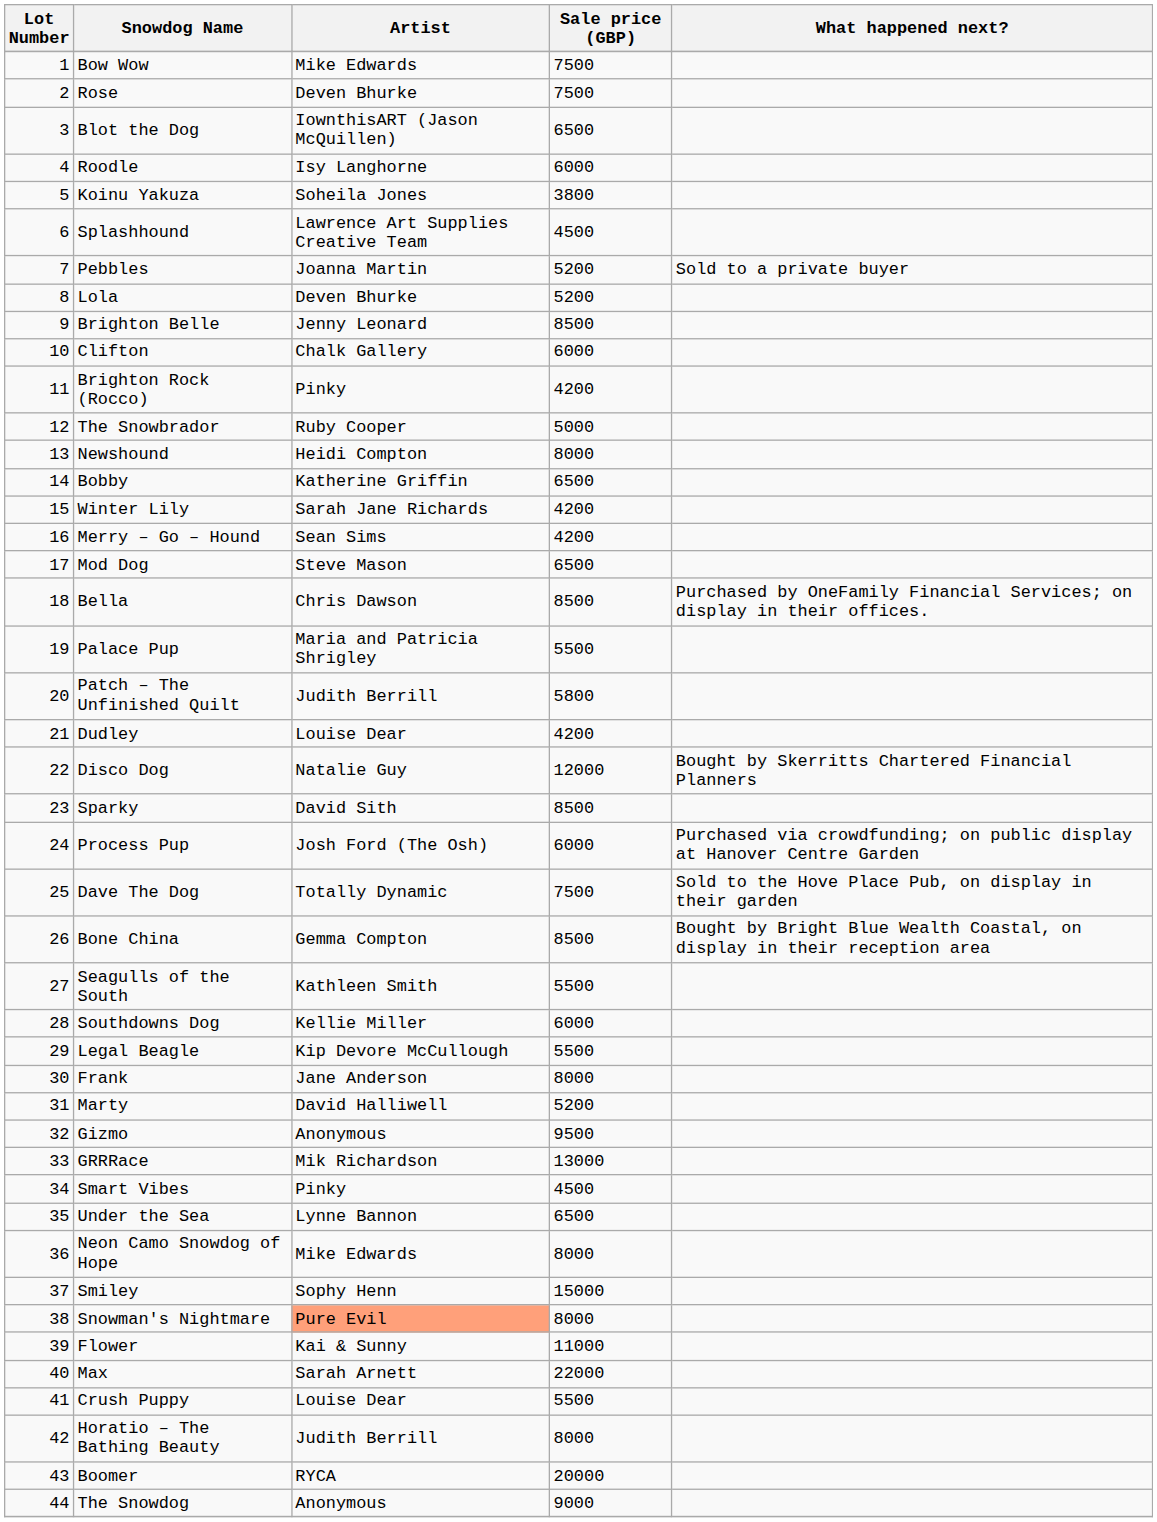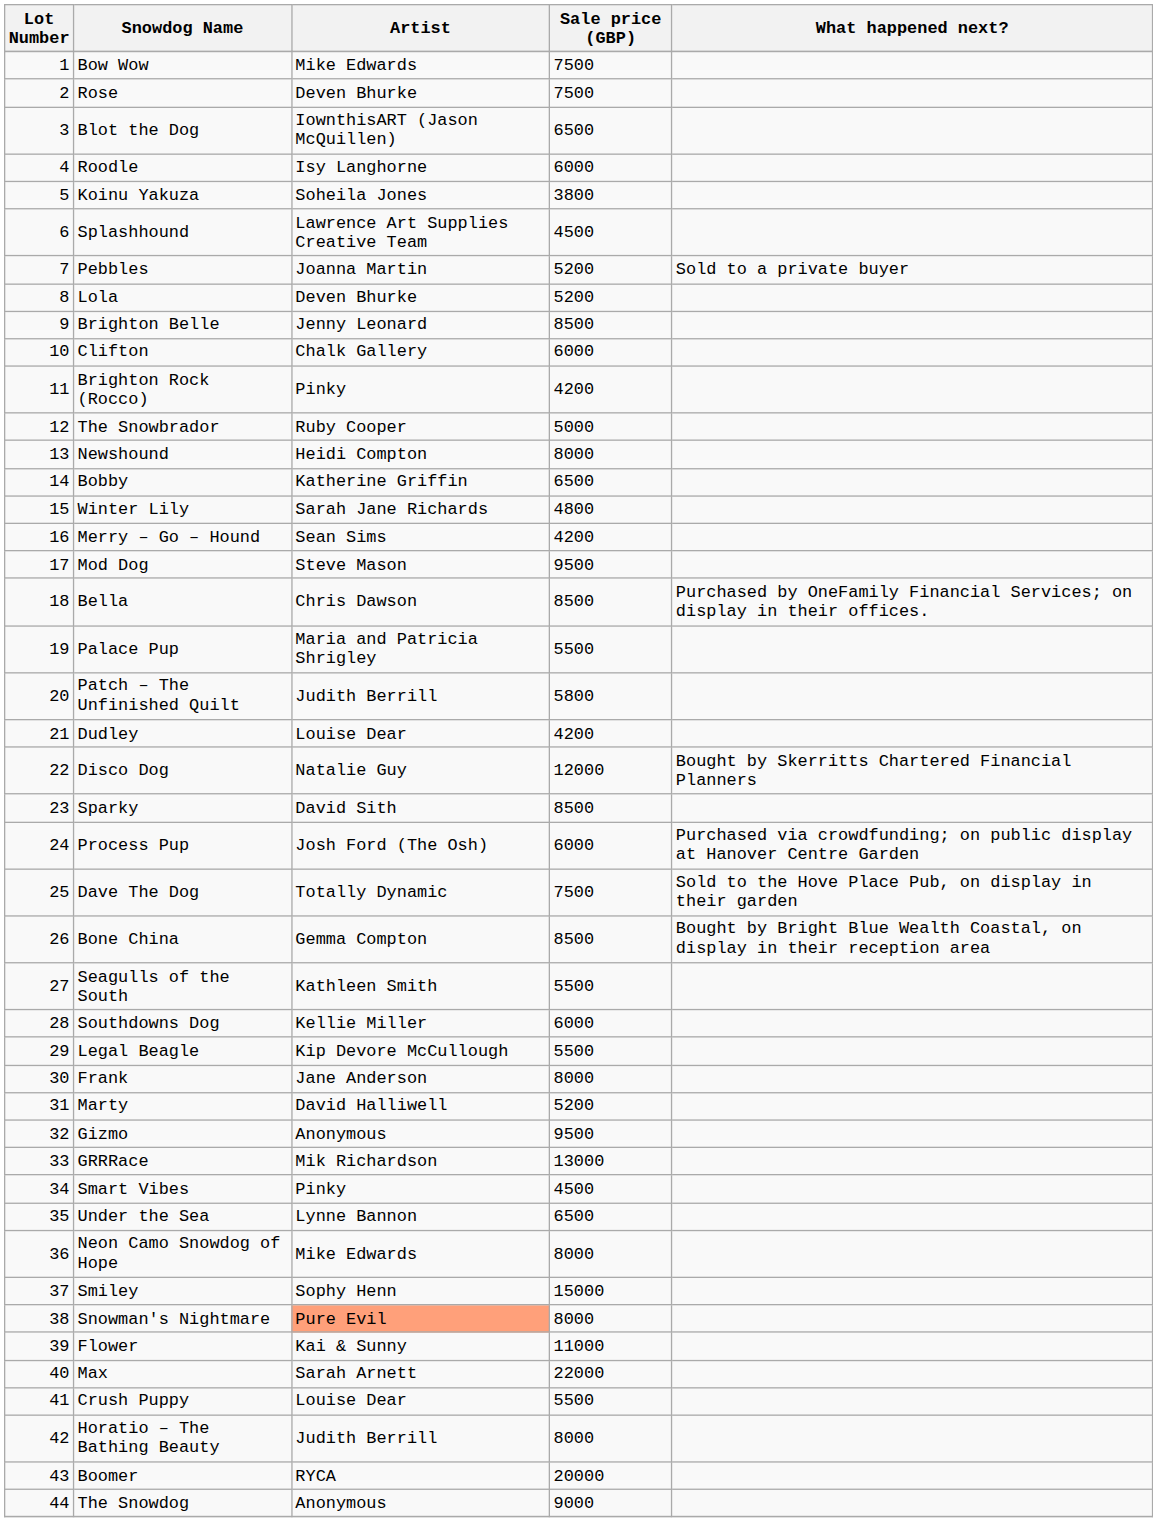(574, 510) 4200 -> (574, 510) 4800
(574, 565) 6500 -> (574, 565) 9500
